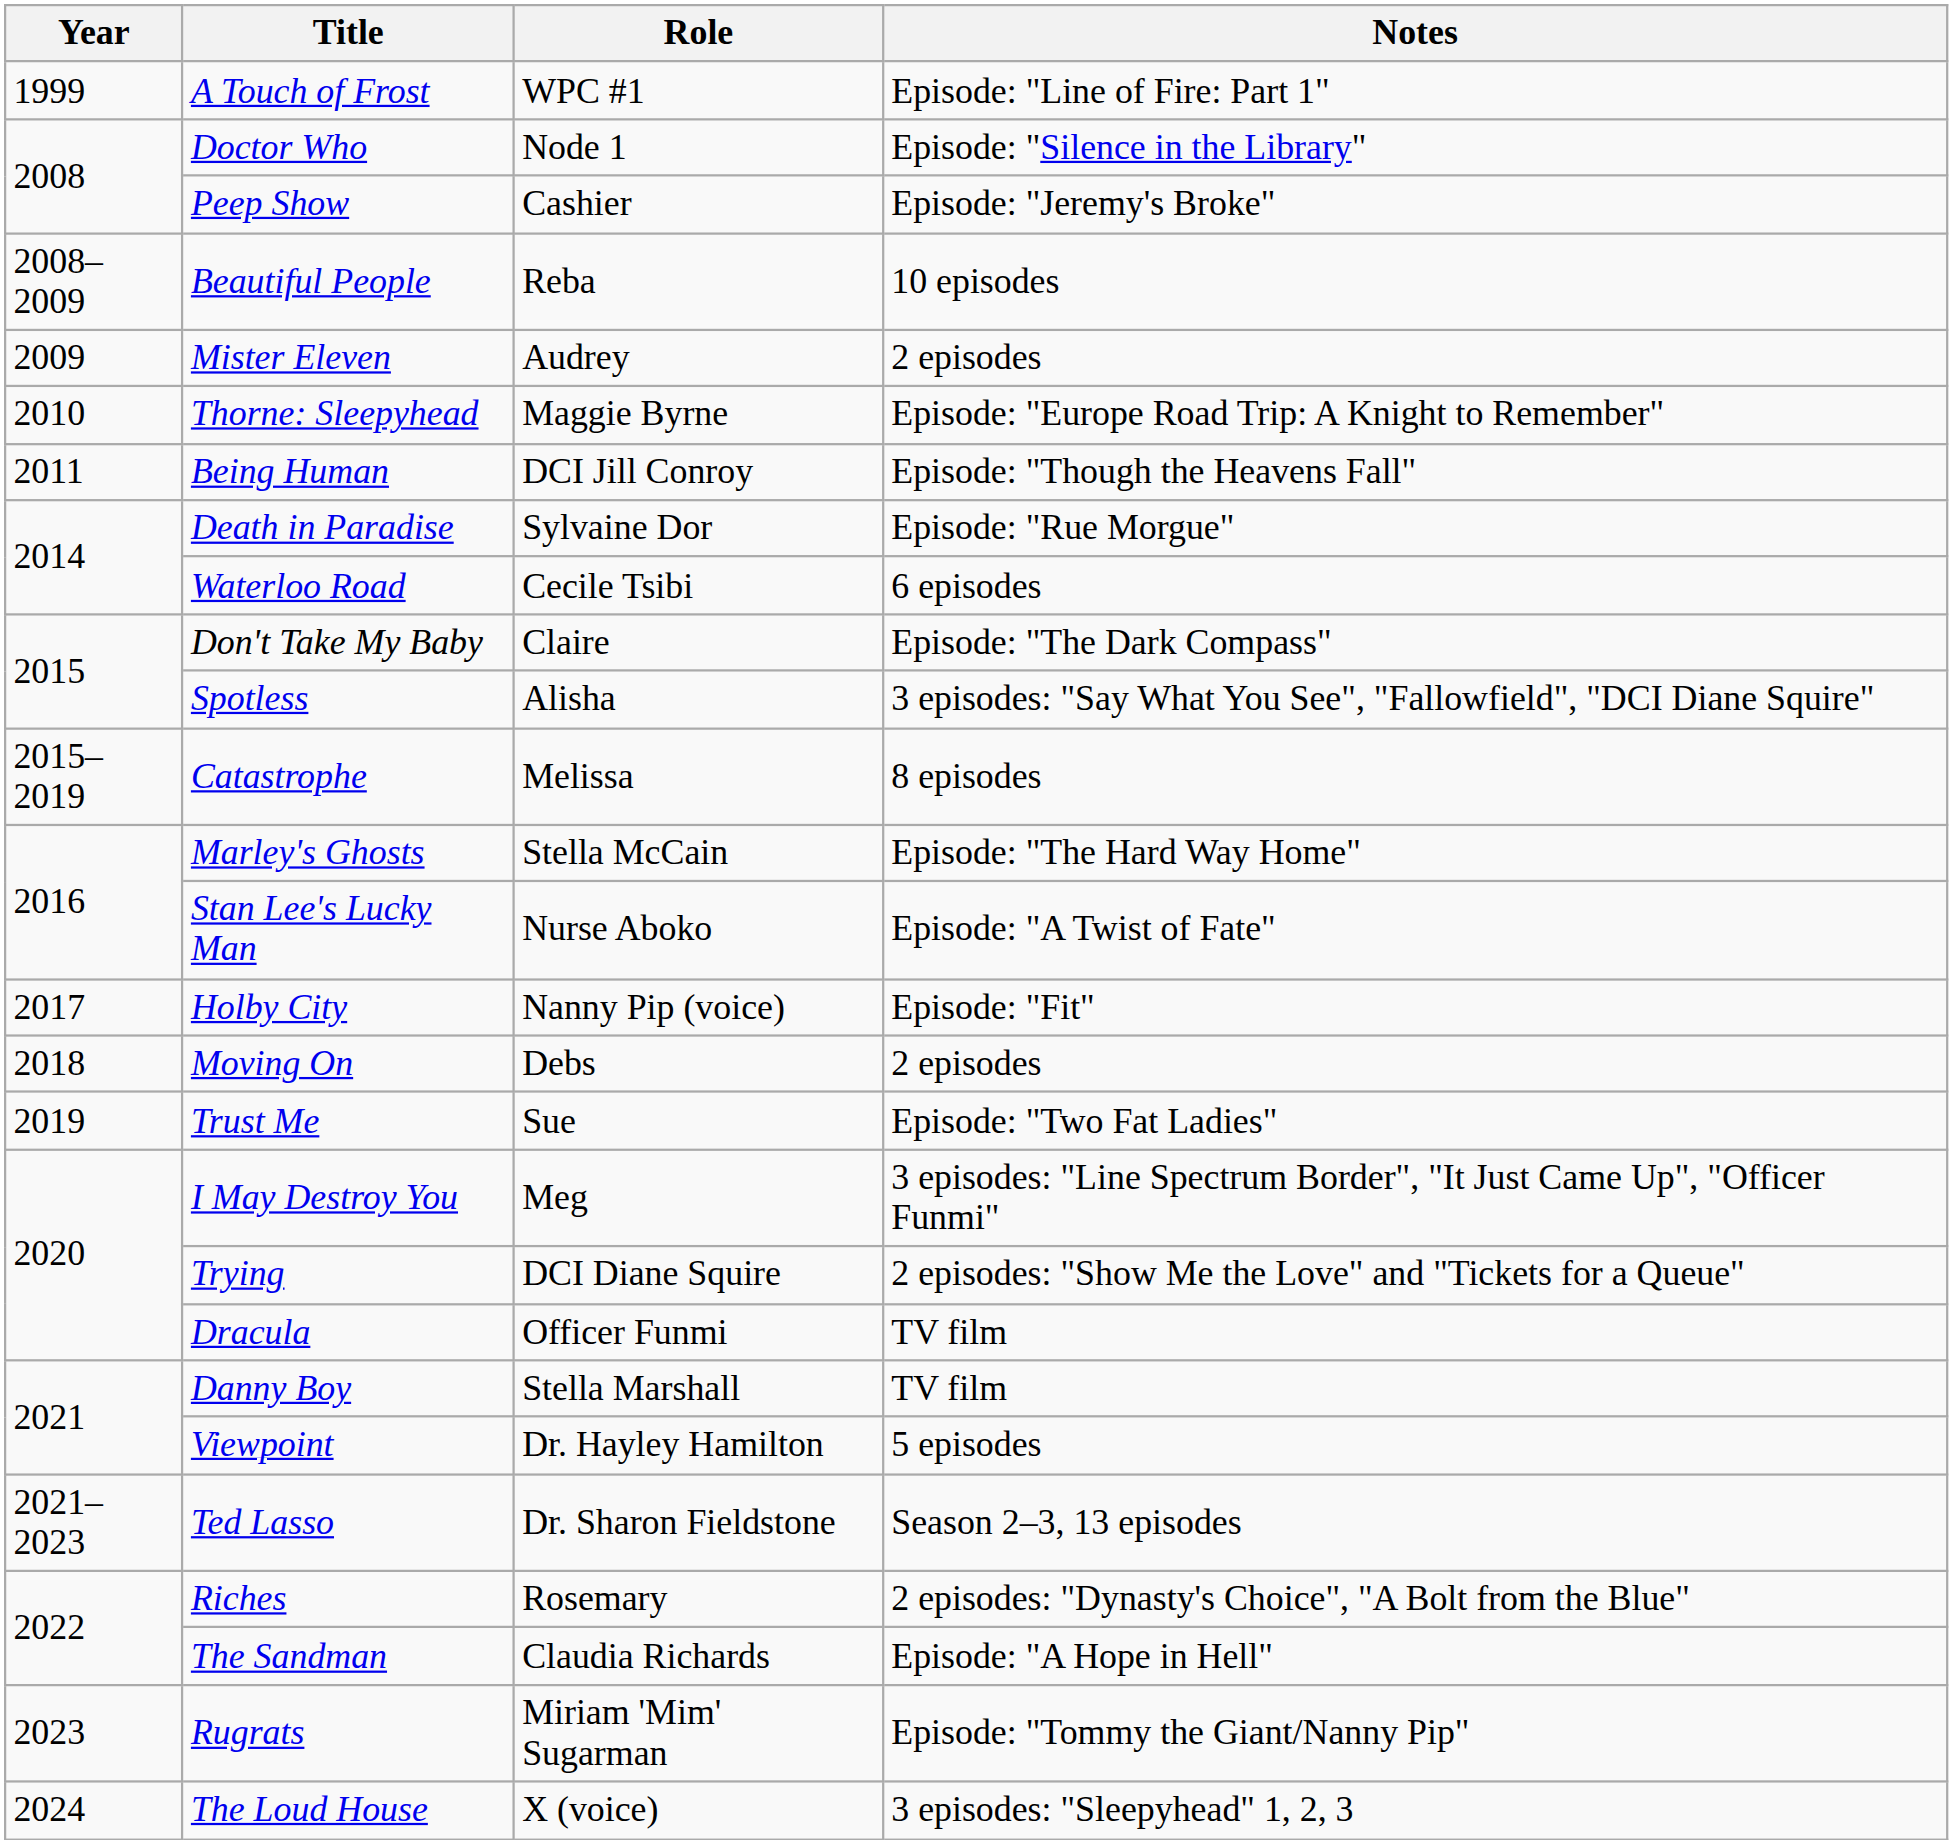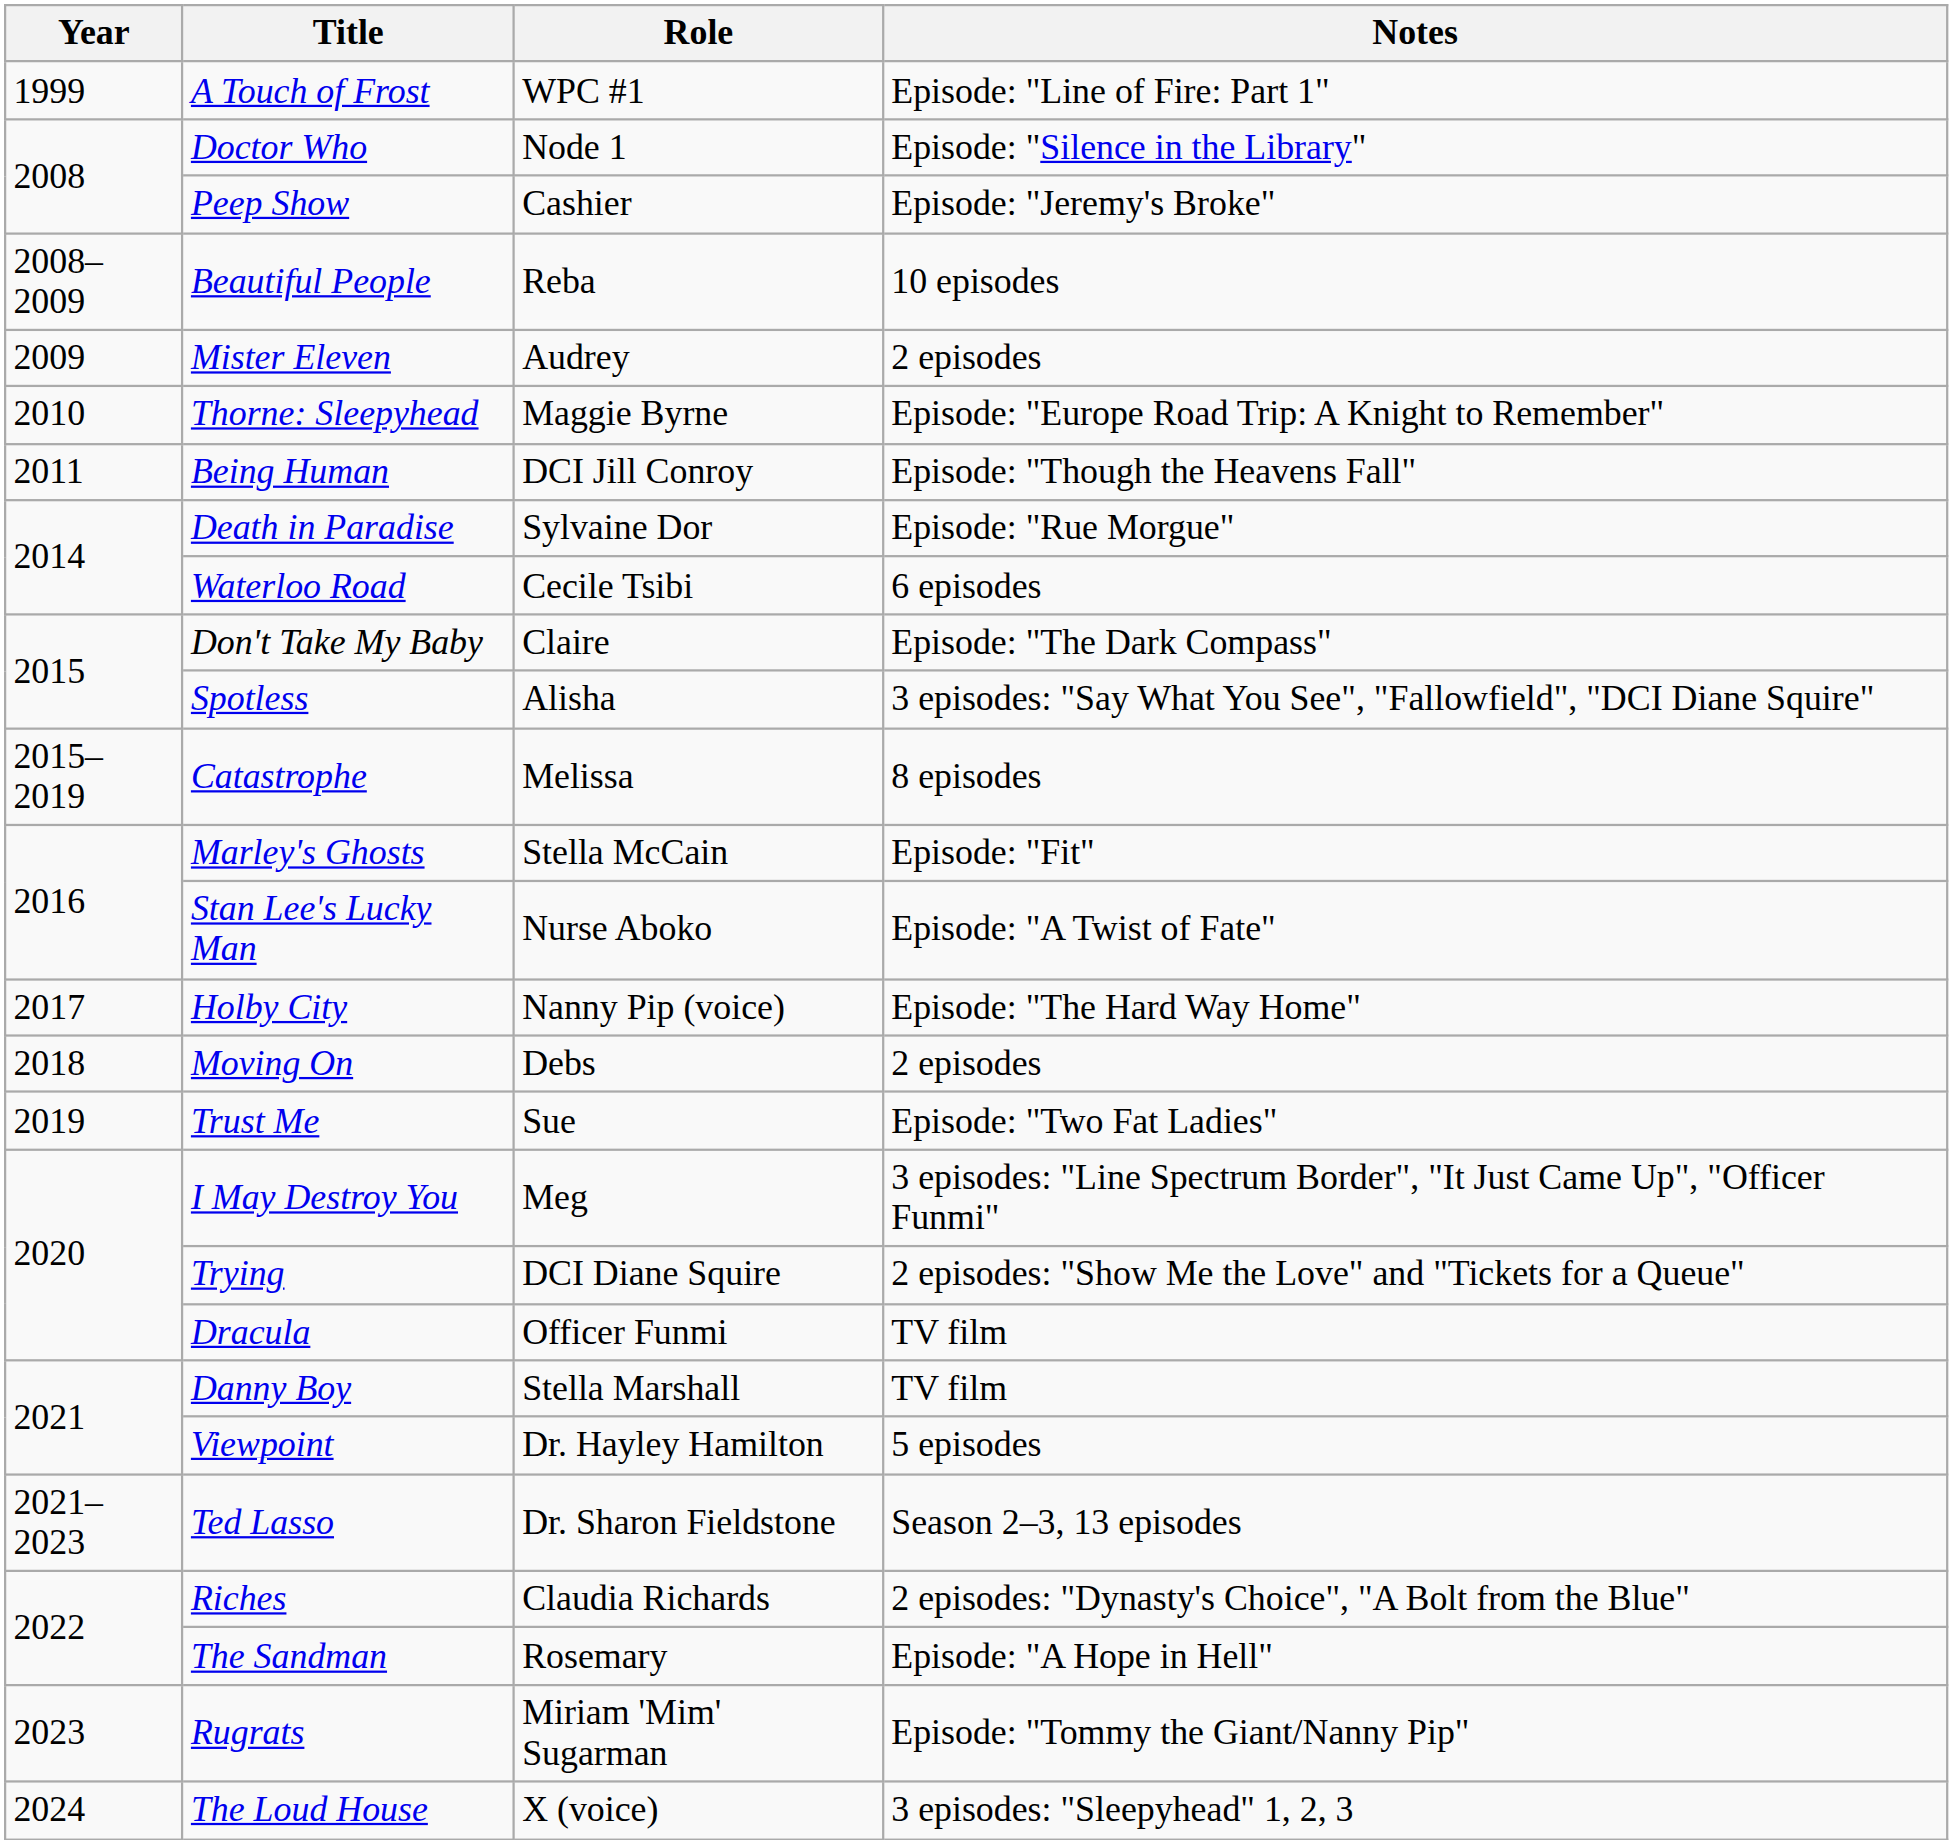(1126, 852) Episode: "The Hard Way Home" -> (993, 852) Episode: "Fit"
(993, 1006) Episode: "Fit" -> (1126, 1006) Episode: "The Hard Way Home"
(595, 1598) Rosemary -> (646, 1598) Claudia Richards
(646, 1655) Claudia Richards -> (595, 1655) Rosemary
